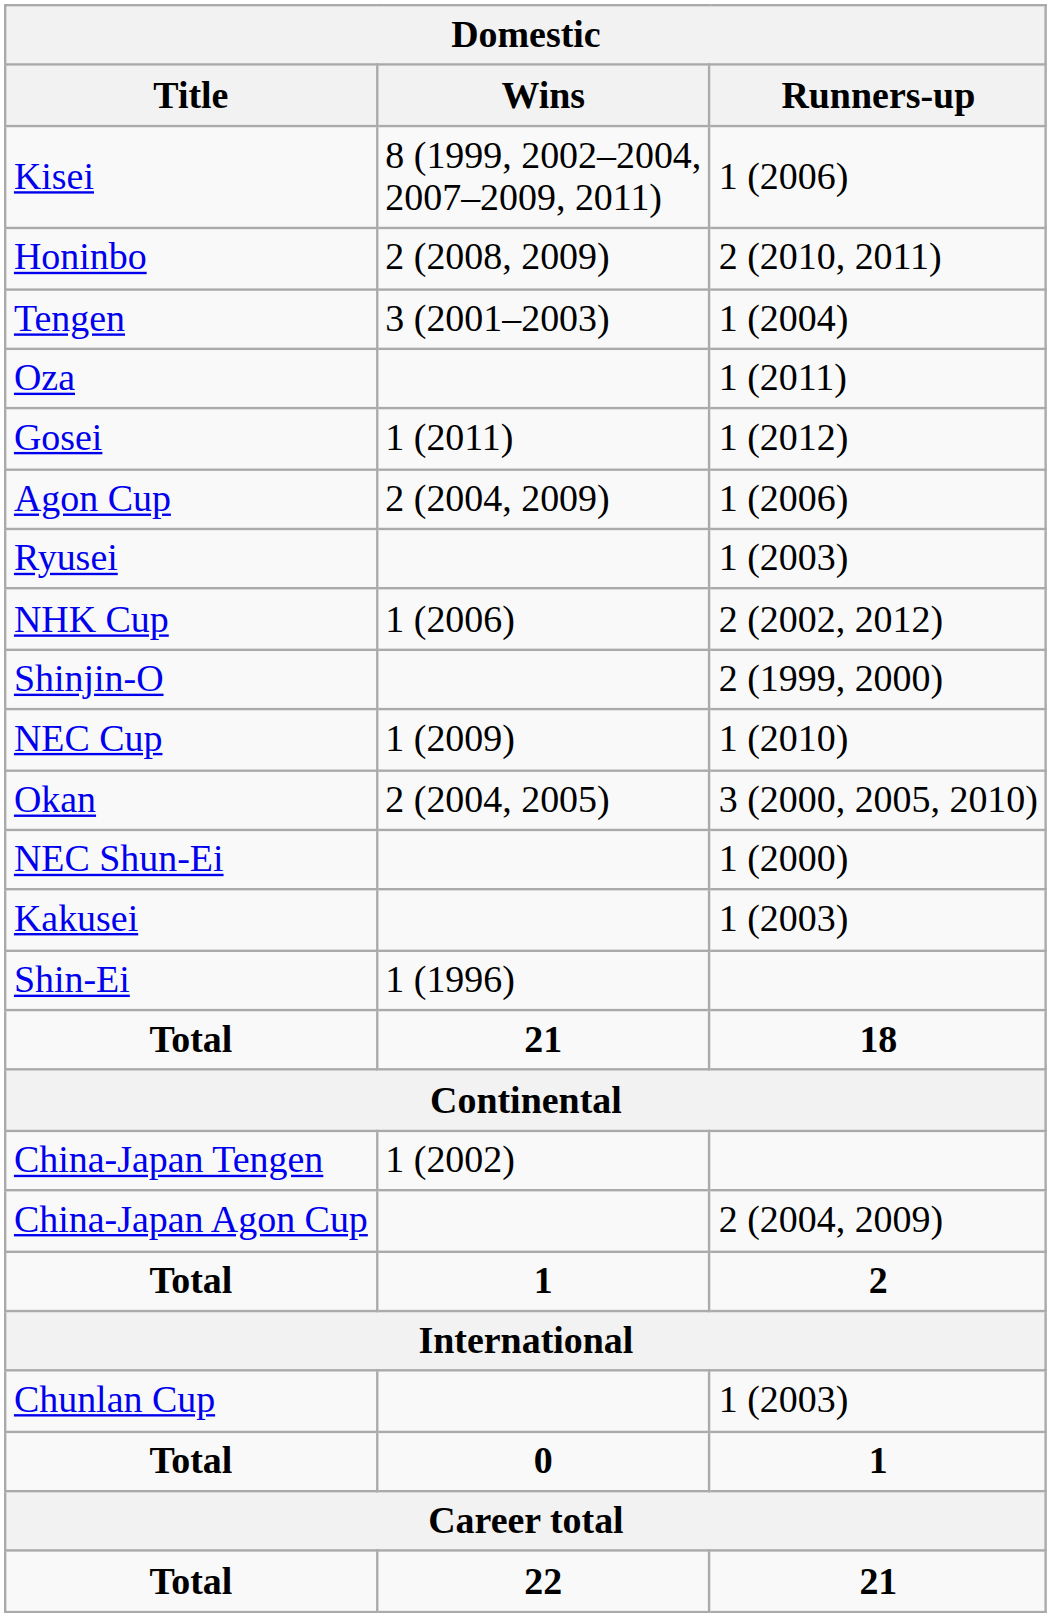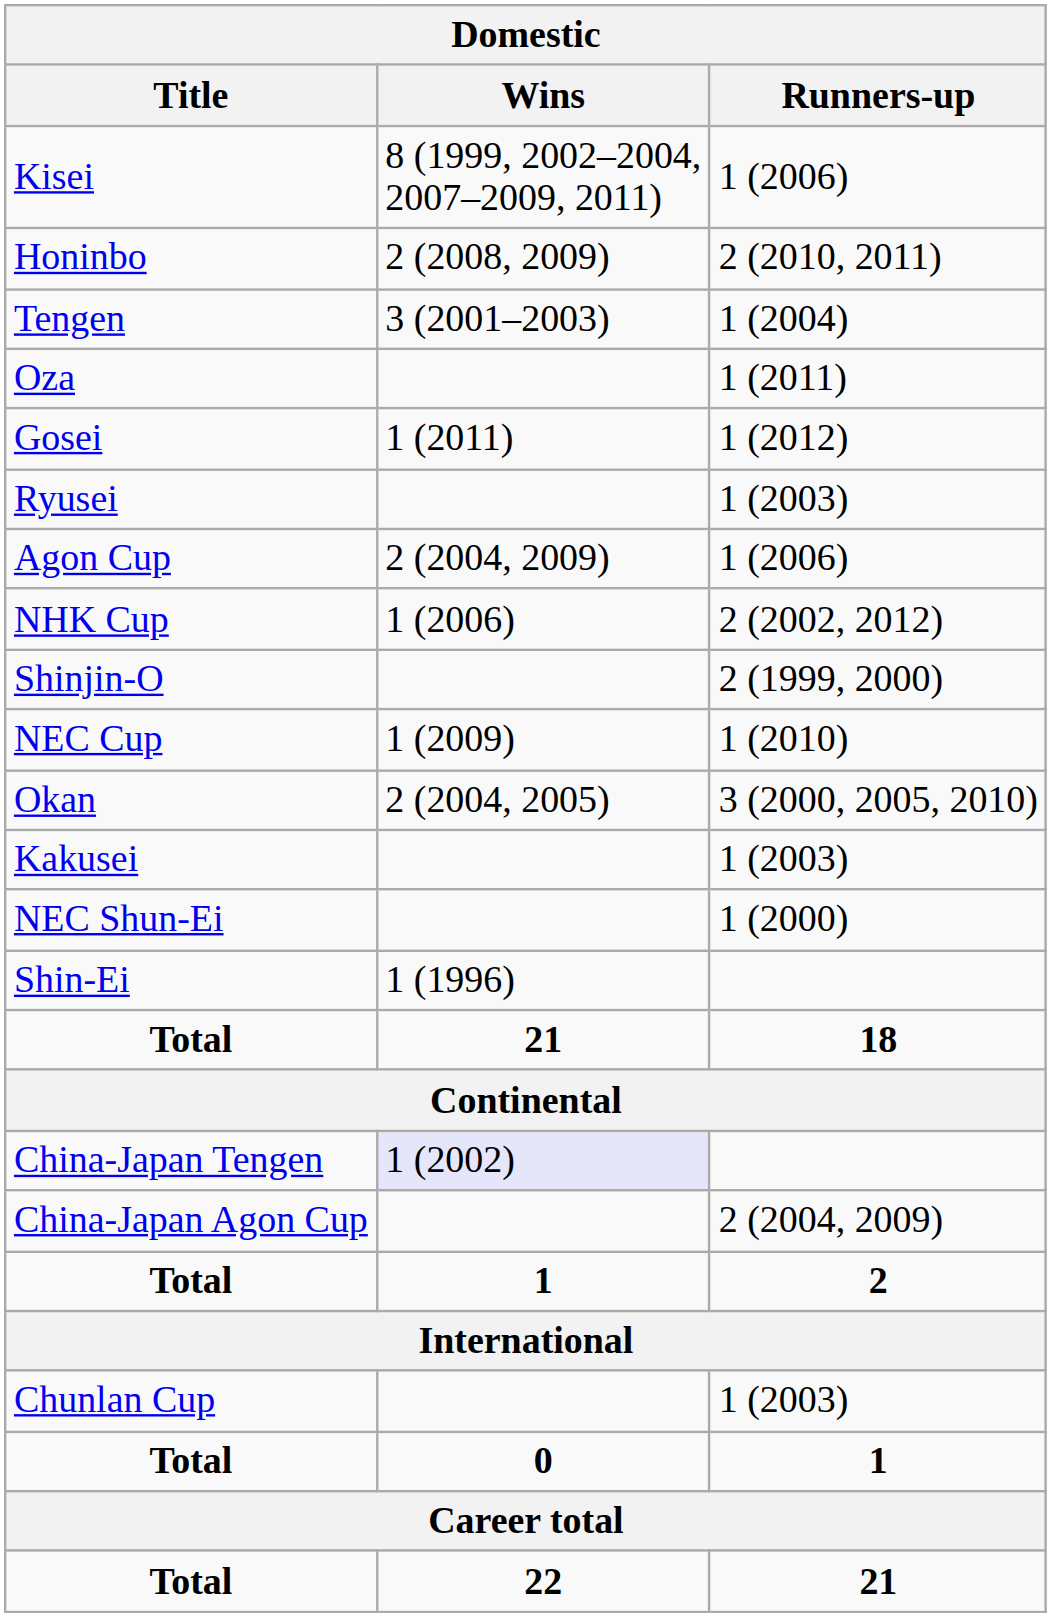rows swapped: (92, 498) <-> (66, 558)
rows swapped: (76, 919) <-> (119, 859)
(450, 1159) no background -> (450, 1159) lavender background
